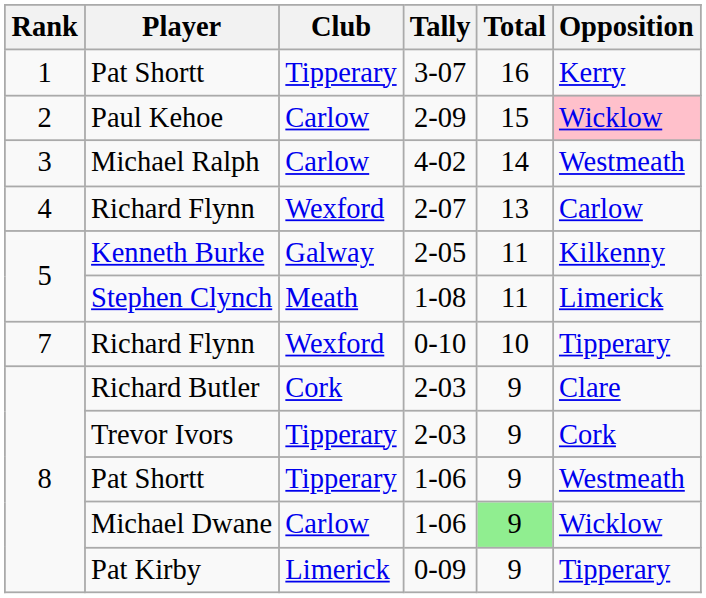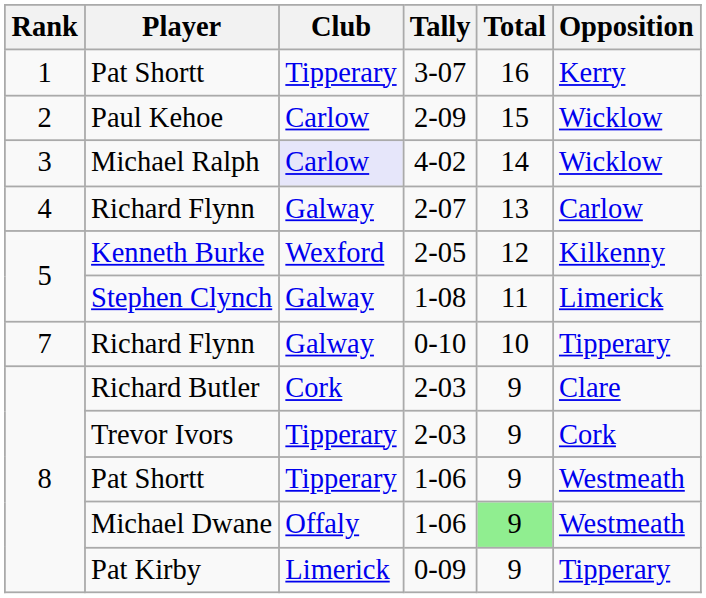(611, 117) pink background -> (611, 117) no background
(327, 162) no background -> (327, 162) lavender background
(622, 162) Westmeath -> (611, 162) Wicklow
(335, 207) Wexford -> (330, 207) Galway
(330, 252) Galway -> (335, 252) Wexford
(515, 252) 11 -> (515, 252) 12
(322, 298) Meath -> (330, 298) Galway
(335, 343) Wexford -> (330, 343) Galway
(327, 523) Carlow -> (322, 523) Offaly
(611, 523) Wicklow -> (622, 523) Westmeath
